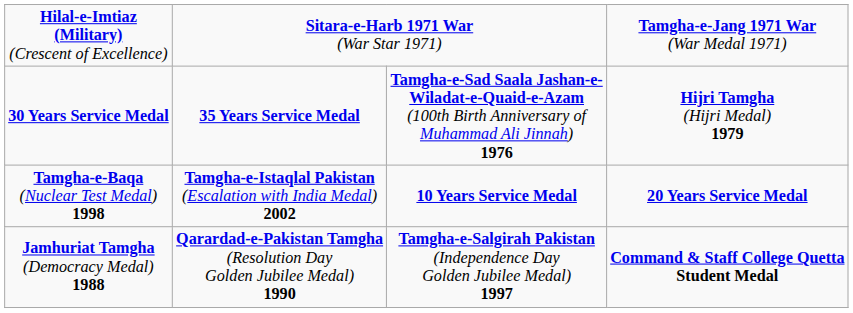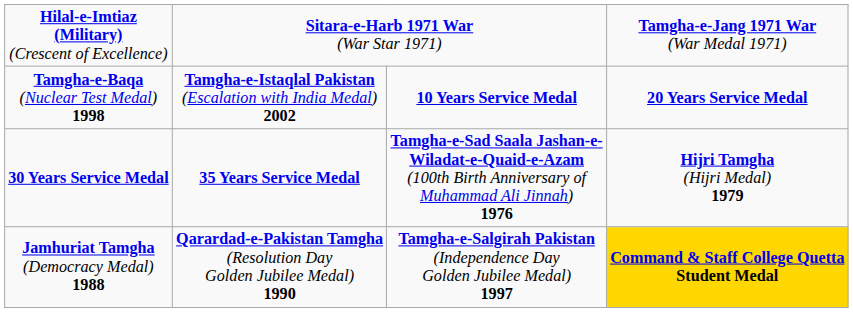rows swapped: (88, 195) <-> (88, 115)
(727, 266) no background -> (727, 266) gold background
